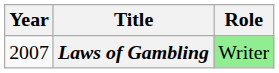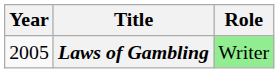(29, 51) 2007 -> (29, 51) 2005
